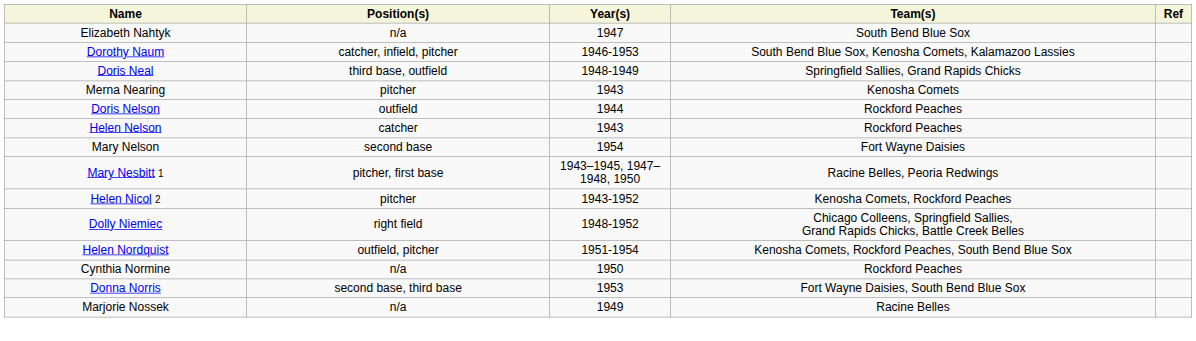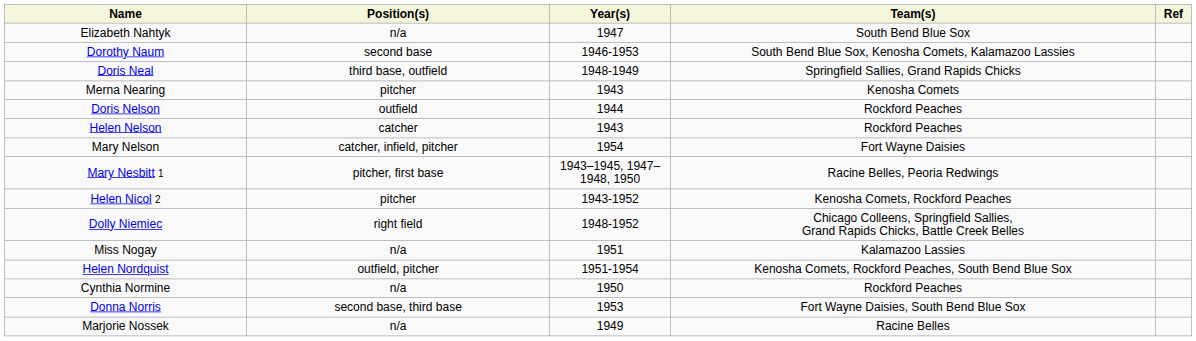(398, 52) catcher, infield, pitcher -> (398, 52) second base
(398, 147) second base -> (398, 147) catcher, infield, pitcher
+ row: (126, 250)
